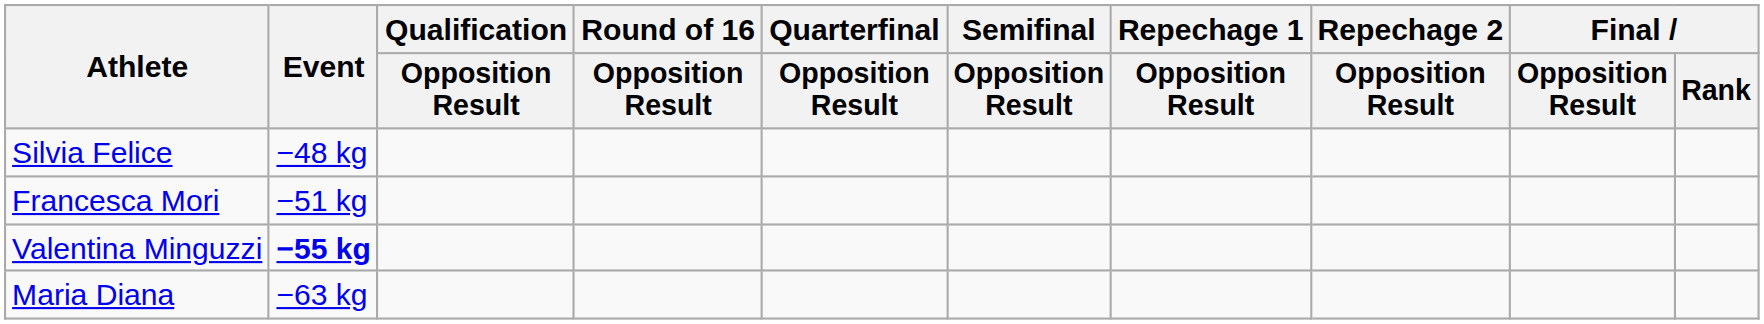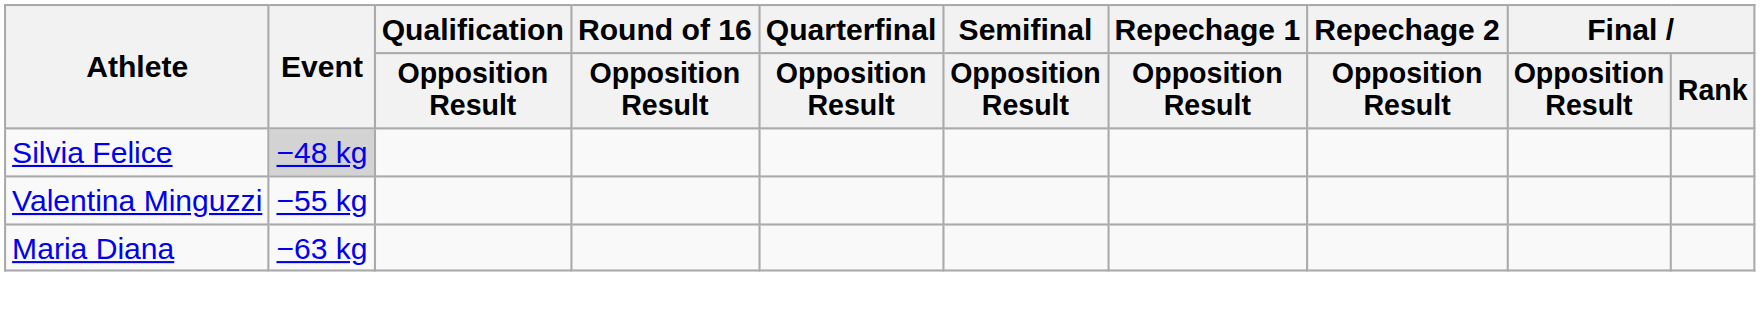(322, 153) no background -> (322, 153) lightgrey background
- row: (116, 201)
(324, 248) bold -> (322, 201) normal
